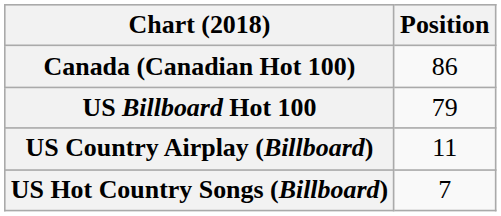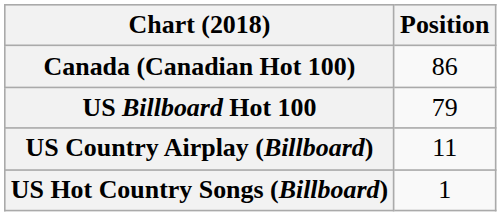(445, 189) 7 -> (445, 189) 1
